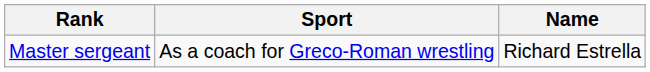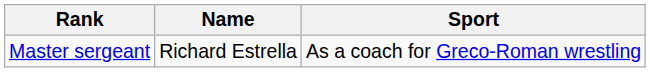columns swapped: (572, 19) <-> (327, 19)
